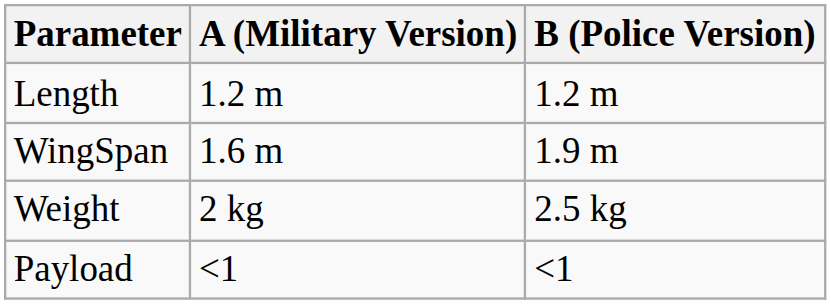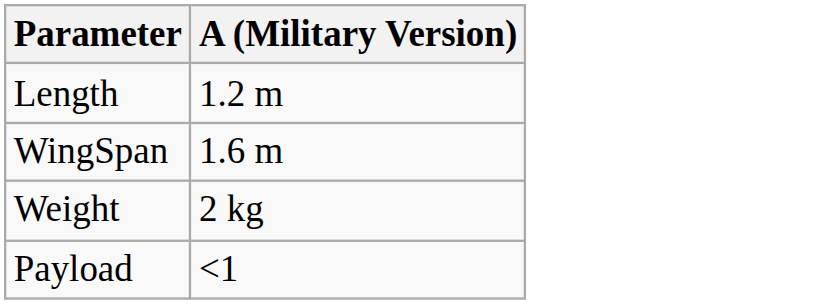- column: (675, 33)
